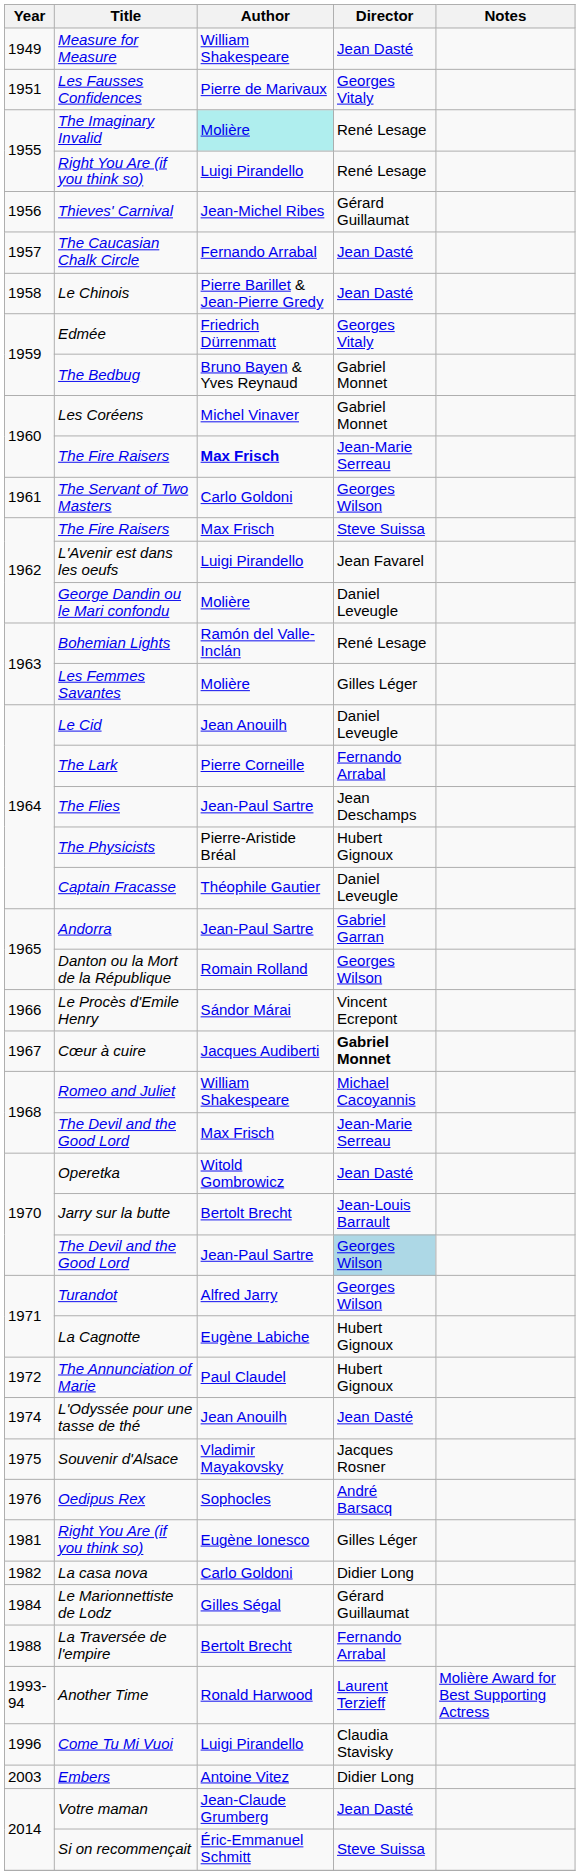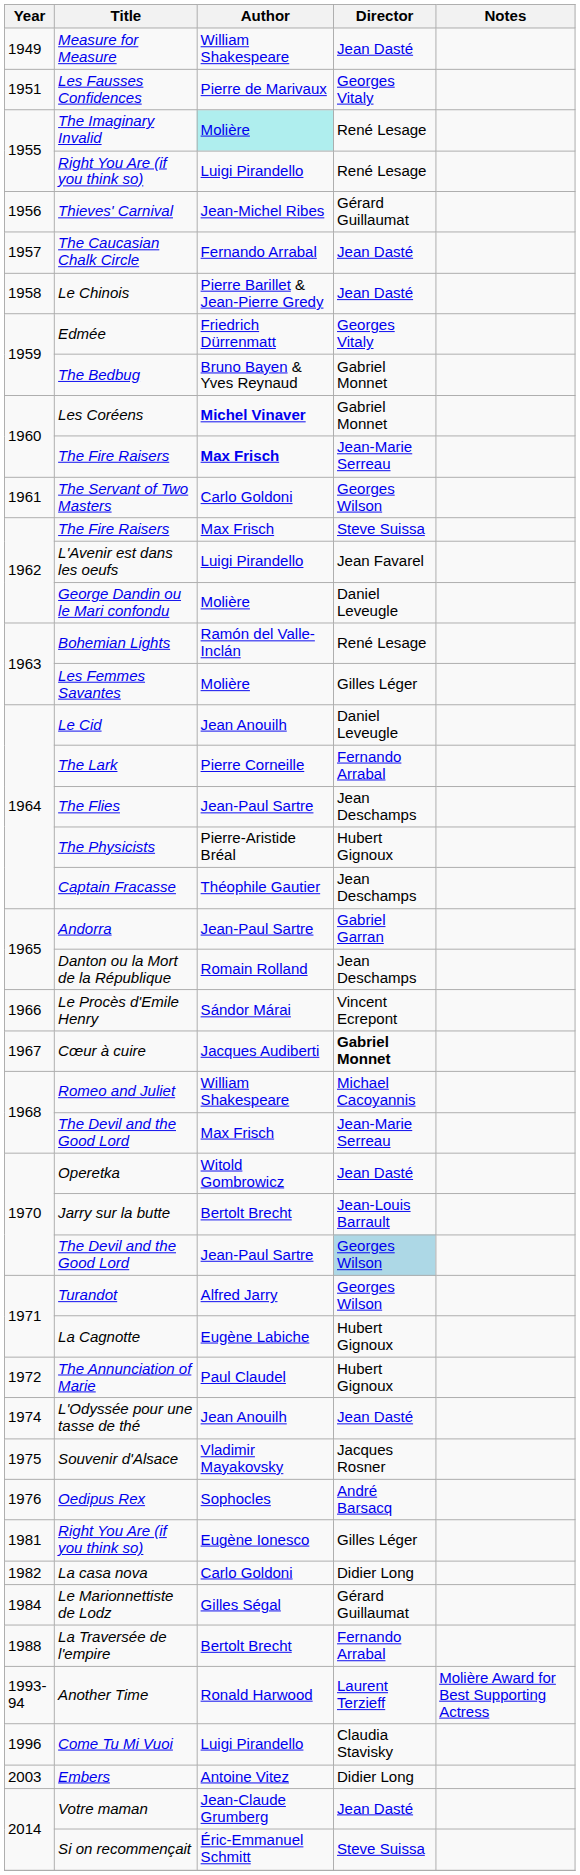(250, 415) normal -> (253, 415) bold
(368, 888) Daniel Leveugle -> (377, 888) Jean Deschamps
(366, 969) Georges Wilson -> (377, 969) Jean Deschamps
